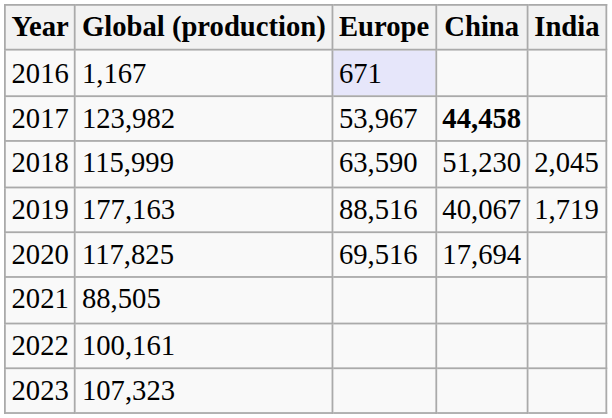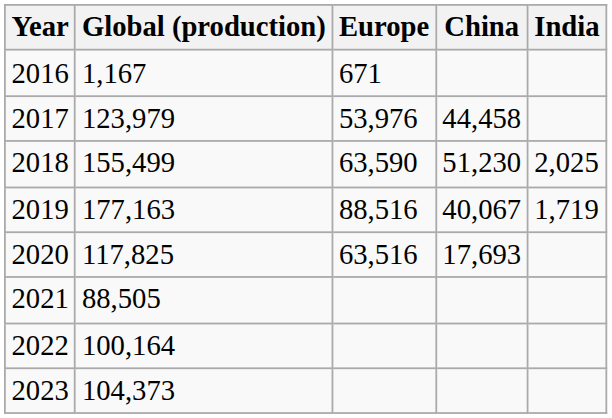(360, 72) lavender background -> (360, 72) no background
(129, 118) 123,982 -> (129, 118) 123,979
(378, 118) 53,967 -> (378, 118) 53,976
(482, 118) bold -> (482, 118) normal
(128, 163) 115,999 -> (129, 163) 155,499
(567, 163) 2,045 -> (567, 163) 2,025
(378, 254) 69,516 -> (378, 254) 63,516
(482, 254) 17,694 -> (482, 254) 17,693
(129, 345) 100,161 -> (129, 345) 100,164
(129, 390) 107,323 -> (129, 390) 104,373
